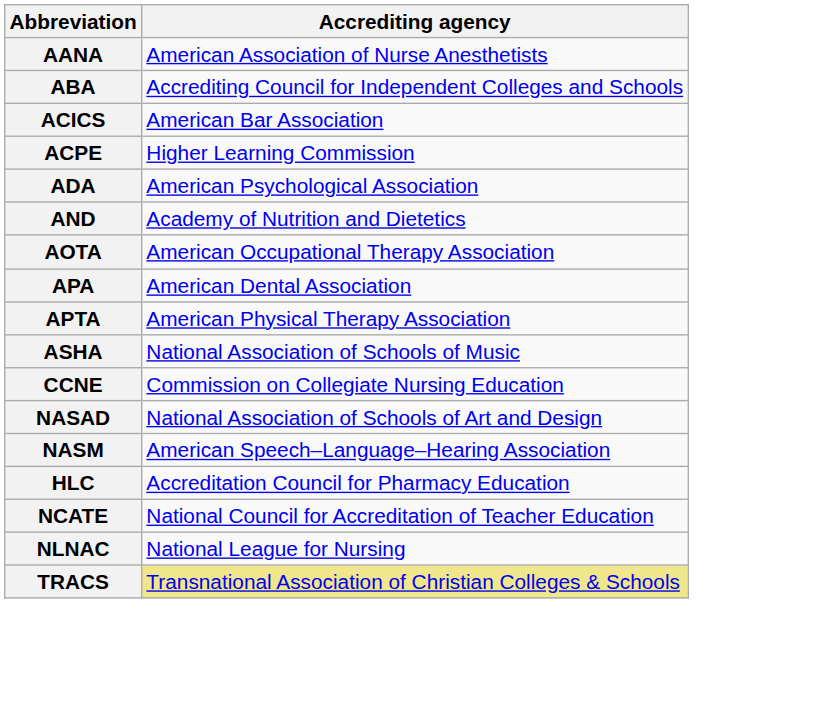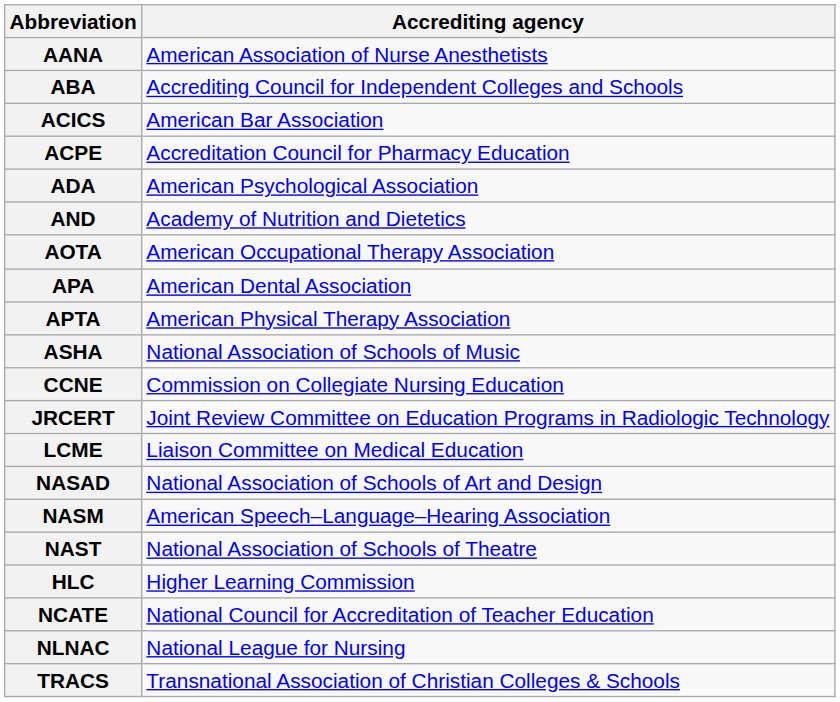(281, 153) Higher Learning Commission -> (358, 153) Accreditation Council for Pharmacy Education
+ row: (73, 417)
+ row: (73, 450)
+ row: (73, 549)
(358, 483) Accreditation Council for Pharmacy Education -> (281, 582) Higher Learning Commission
(413, 582) khaki background -> (413, 681) no background
